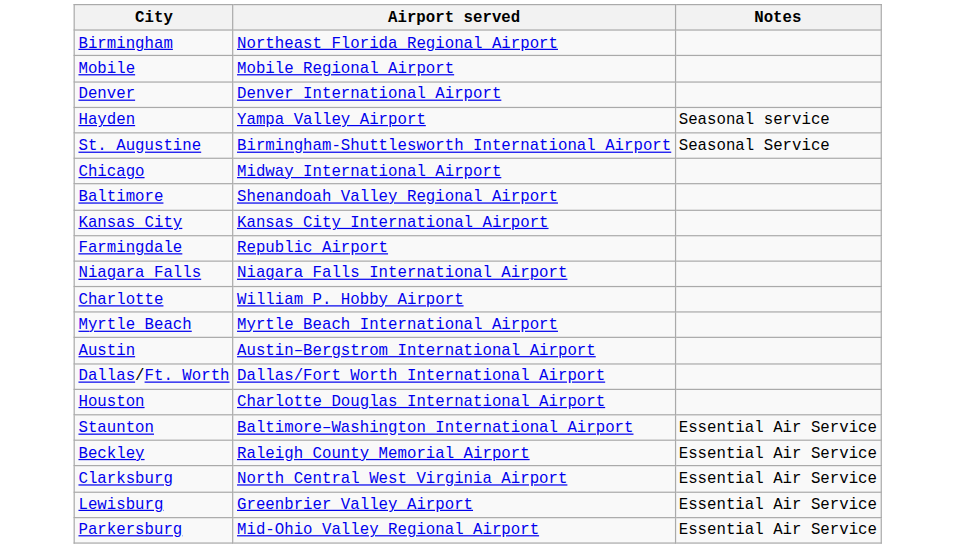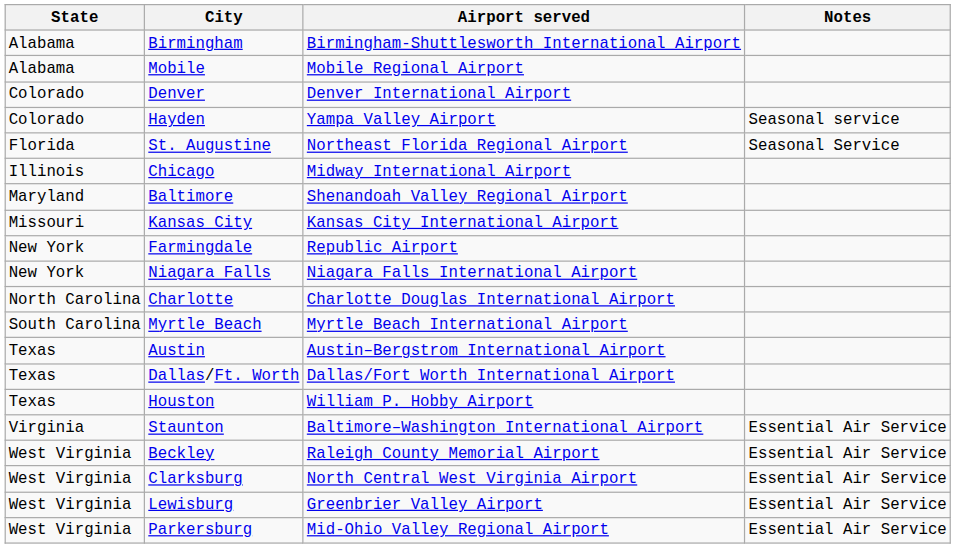+ column: (75, 17)
(398, 43) Northeast Florida Regional Airport -> (524, 43) Birmingham-Shuttlesworth International Airport
(454, 146) Birmingham-Shuttlesworth International Airport -> (467, 146) Northeast Florida Regional Airport
(350, 299) William P. Hobby Airport -> (491, 299) Charlotte Douglas International Airport
(421, 402) Charlotte Douglas International Airport -> (420, 402) William P. Hobby Airport
